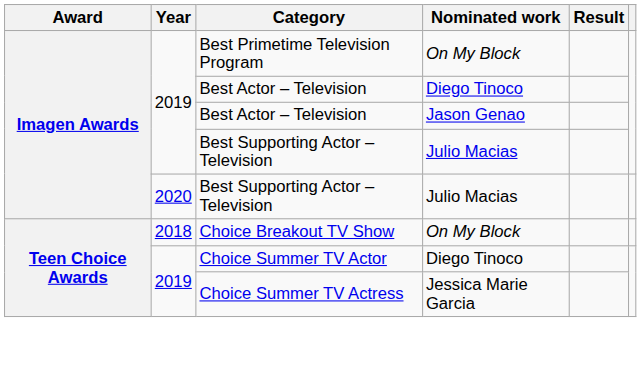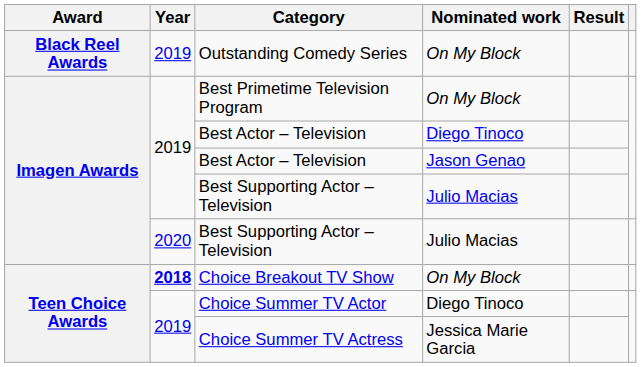+ row: (303, 53)
(173, 232) normal -> (173, 277) bold
